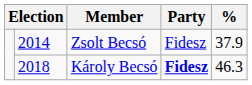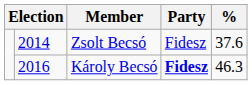(229, 42) 37.9 -> (229, 42) 37.6
(34, 67) 2018 -> (34, 67) 2016
